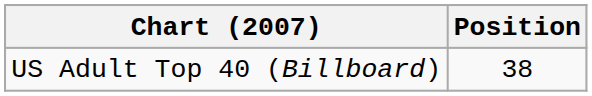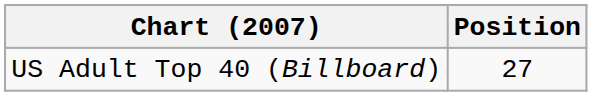(517, 70) 38 -> (517, 70) 27
